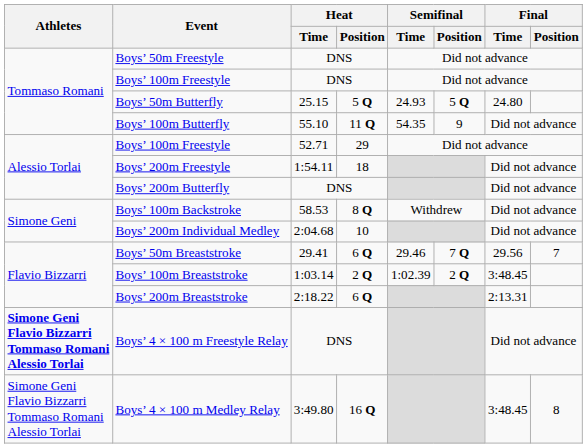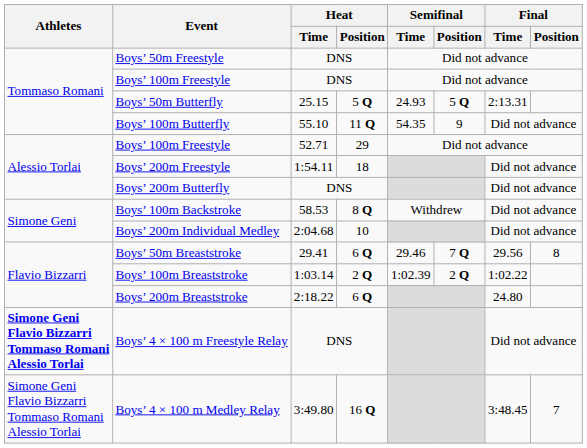(508, 102) 24.80 -> (508, 102) 2:13.31
(556, 253) 7 -> (556, 253) 8
(508, 275) 3:48.45 -> (508, 275) 1:02.22
(508, 296) 2:13.31 -> (508, 296) 24.80
(556, 409) 8 -> (556, 409) 7
